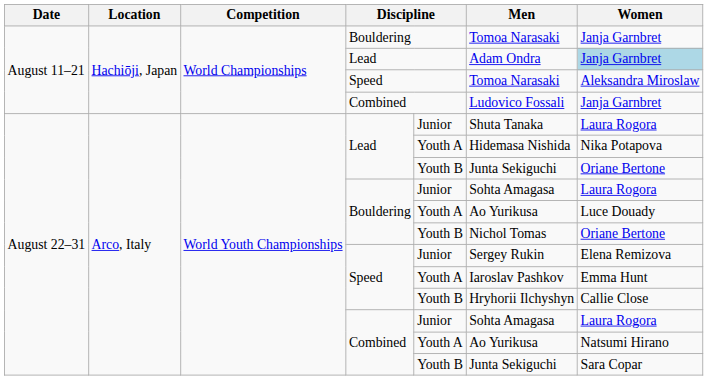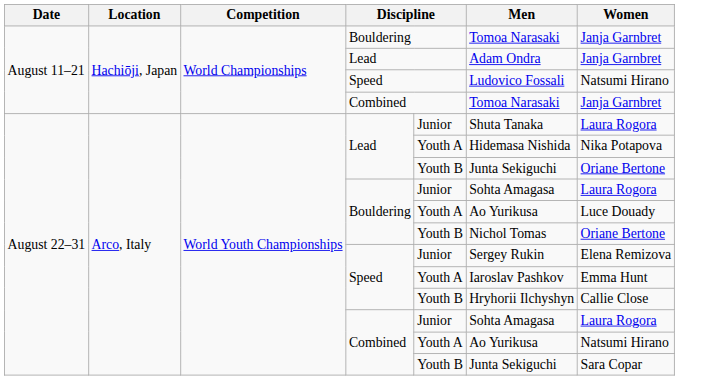(621, 59) lightblue background -> (621, 59) no background
(514, 80) Tomoa Narasaki -> (517, 80) Ludovico Fossali
(640, 80) Aleksandra Miroslaw -> (625, 80) Natsumi Hirano
(517, 102) Ludovico Fossali -> (514, 102) Tomoa Narasaki
